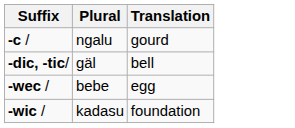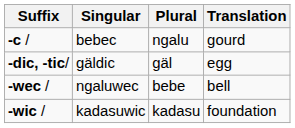+ column: (111, 16)
(142, 63) bell -> (220, 63) egg
(143, 87) egg -> (219, 87) bell
